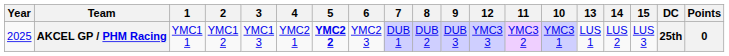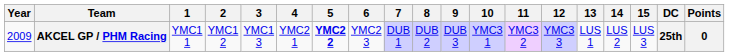columns swapped: (559, 13) <-> (487, 13)
(19, 36) 2025 -> (19, 36) 2009
